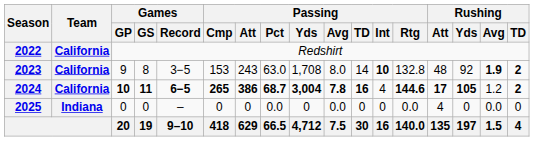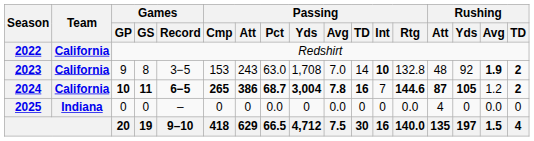(338, 70) 8.0 -> (338, 70) 7.0
(383, 88) 4 -> (383, 88) 7
(440, 88) 17 -> (440, 88) 87
